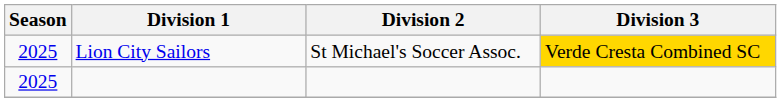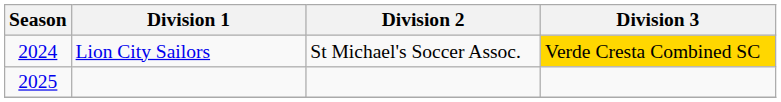(38, 50) 2025 -> (38, 50) 2024
